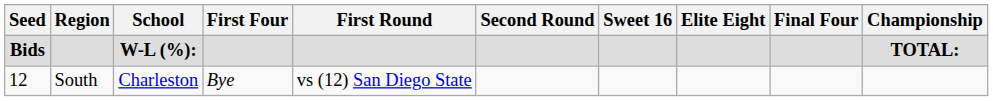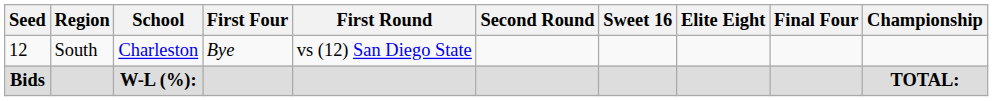rows swapped: (18, 80) <-> (27, 50)
